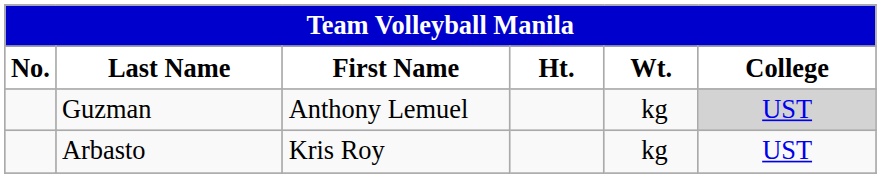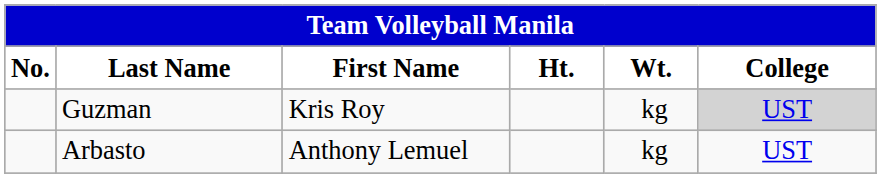(378, 109) Anthony Lemuel -> (337, 109) Kris Roy
(337, 151) Kris Roy -> (378, 151) Anthony Lemuel
